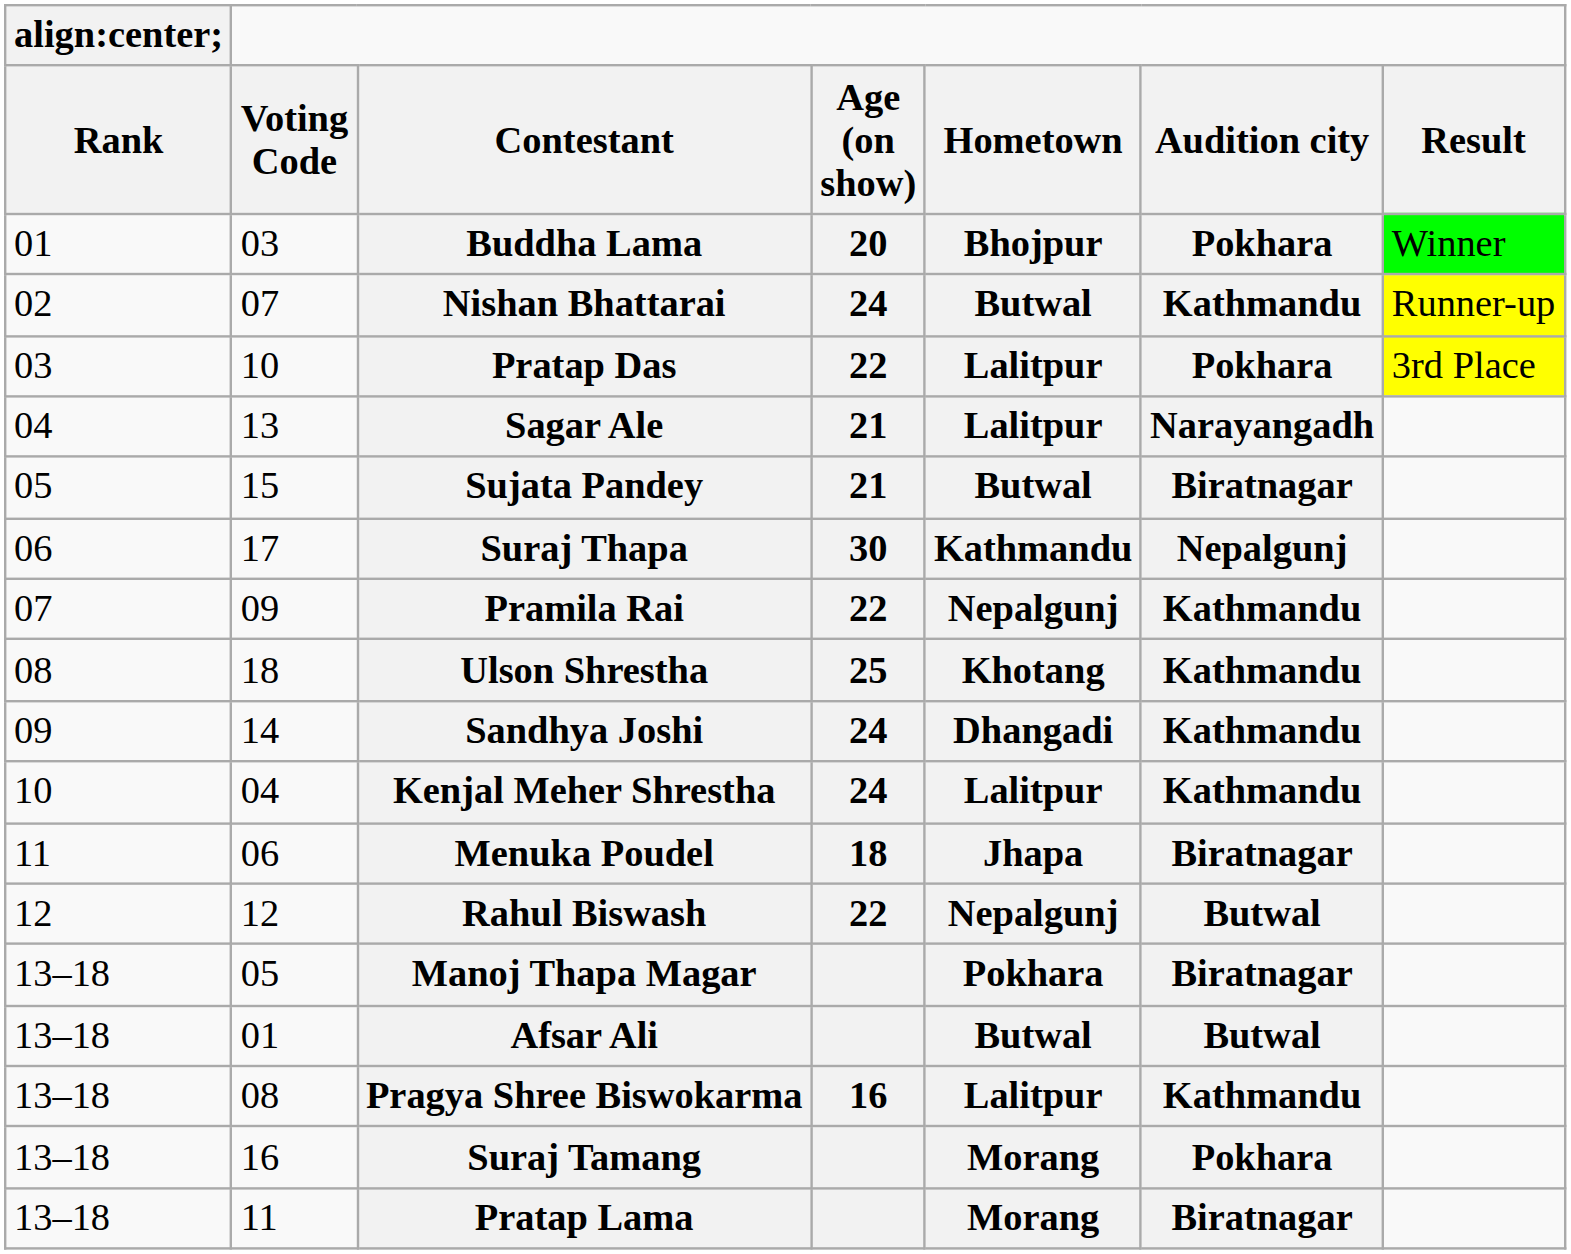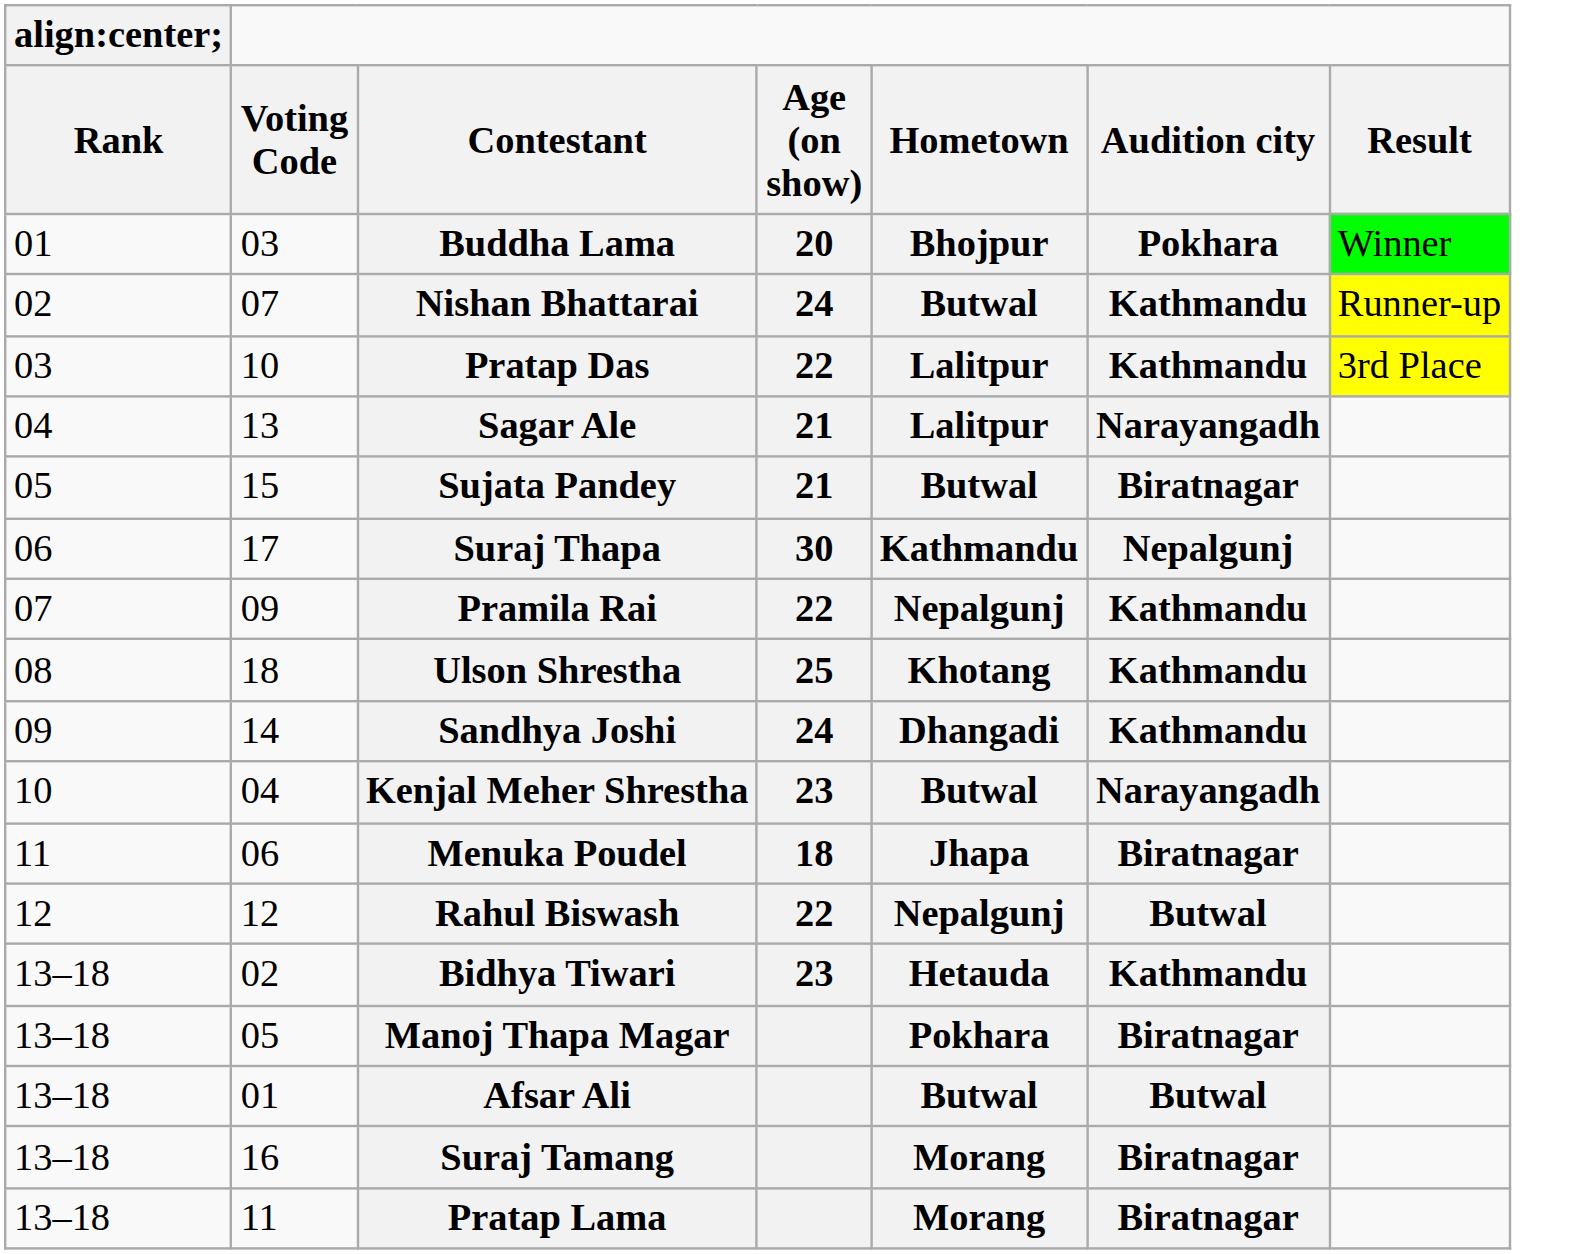(1262, 364) Pokhara -> (1208, 364) Kathmandu
(868, 791) 24 -> (814, 791) 23
(1033, 791) Lalitpur -> (979, 791) Butwal
(1262, 791) Kathmandu -> (1208, 791) Narayangadh
+ row: (557, 973)
- row: (584, 1095)
(1262, 1156) Pokhara -> (1208, 1156) Biratnagar
